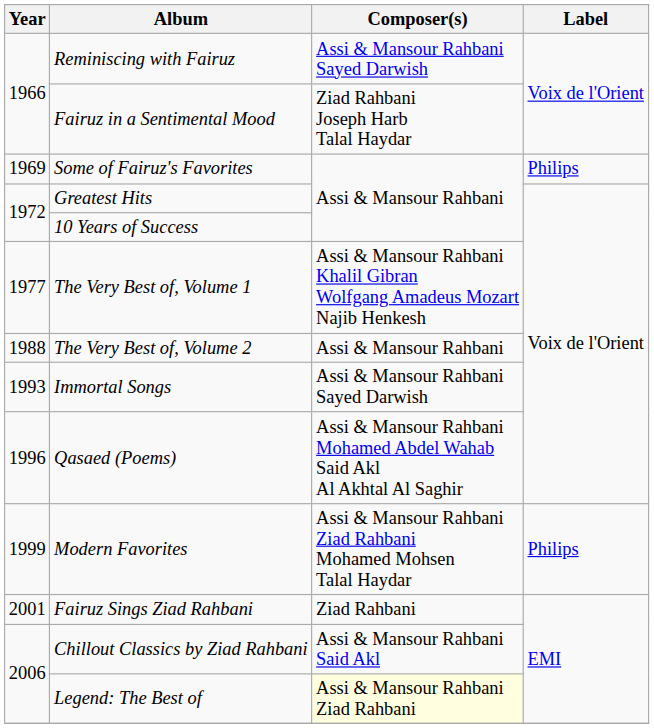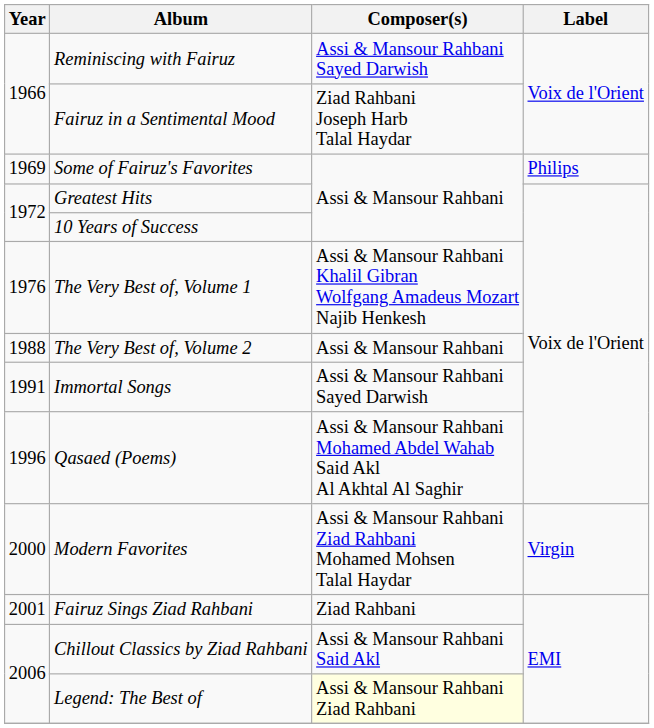(27, 287) 1977 -> (27, 287) 1976
(27, 387) 1993 -> (27, 387) 1991
(27, 548) 1999 -> (27, 548) 2000
(553, 548) Philips -> (551, 548) Virgin
